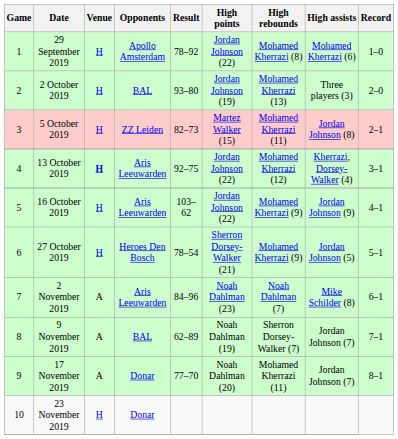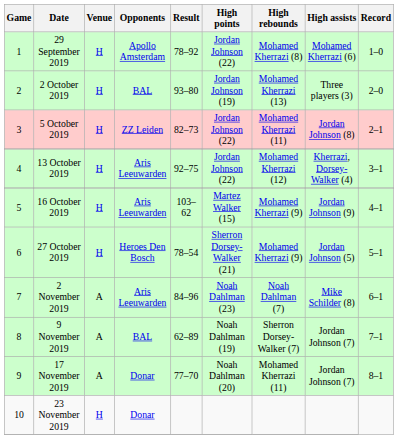(227, 129) Martez Walker (15) -> (227, 129) Jordan Johnson (22)
(99, 169) bold -> (99, 169) normal
(227, 208) Jordan Johnson (22) -> (227, 208) Martez Walker (15)
